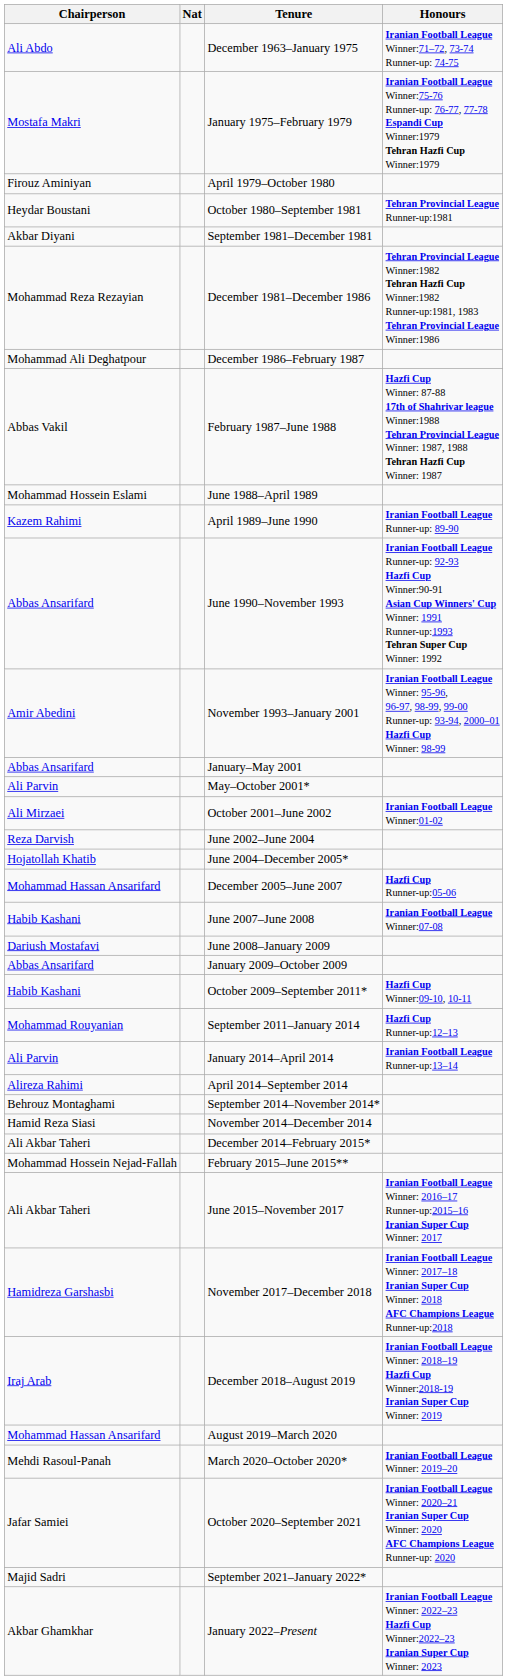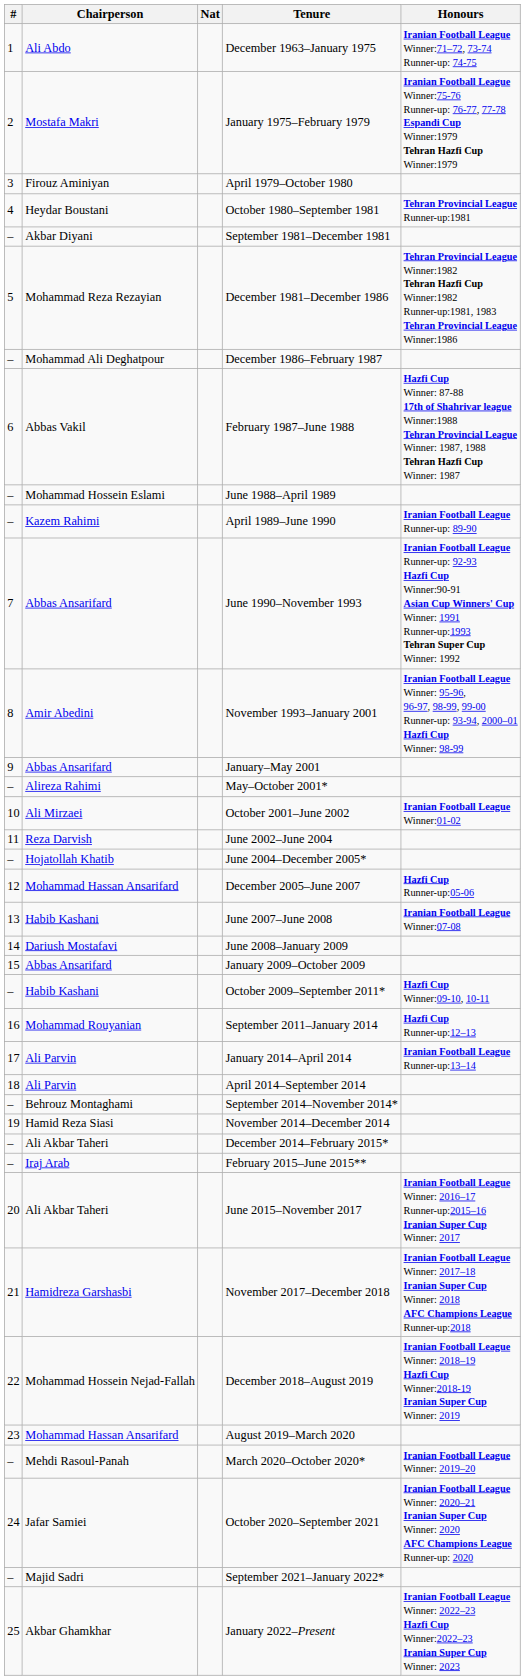+ column: (13, 14)
(33, 786) Ali Parvin -> (63, 786) Alireza Rahimi
(45, 1084) Alireza Rahimi -> (51, 1084) Ali Parvin
(92, 1163) Mohammad Hossein Nejad-Fallah -> (47, 1163) Iraj Arab
(29, 1381) Iraj Arab -> (110, 1381) Mohammad Hossein Nejad-Fallah
